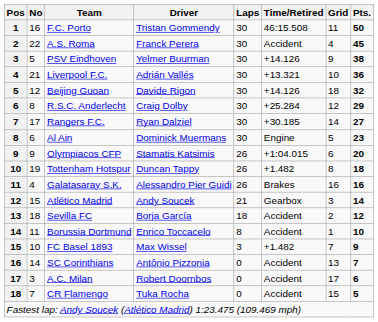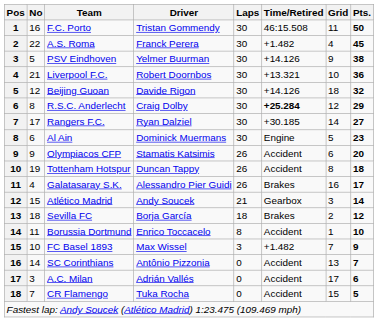(283, 44) Accident -> (279, 44) +1.482
(165, 75) Adrián Vallés -> (174, 75) Robert Doornbos
(282, 106) normal -> (282, 106) bold
(286, 153) +1:04.015 -> (283, 153) Accident
(279, 169) +1.482 -> (283, 169) Accident
(358, 184) 16 -> (358, 184) 17
(283, 216) Accident -> (279, 216) Brakes
(174, 278) Robert Doornbos -> (165, 278) Adrián Vallés
